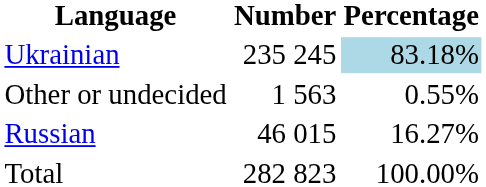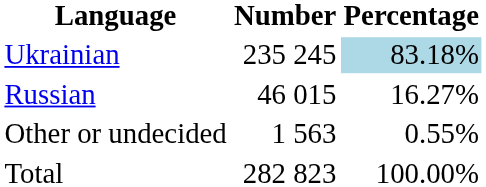rows swapped: (50, 134) <-> (116, 94)
